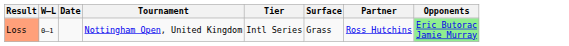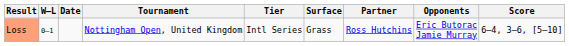+ column: (522, 11)
(447, 30) lightgreen background -> (447, 30) no background
